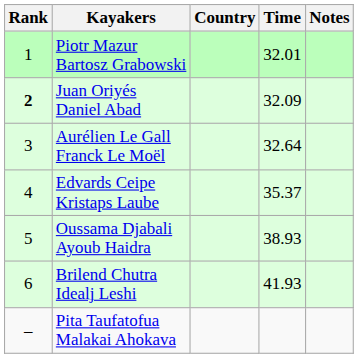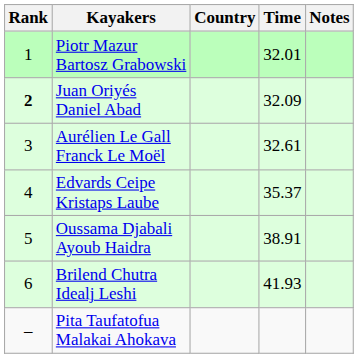(282, 146) 32.64 -> (282, 146) 32.61
(282, 238) 38.93 -> (282, 238) 38.91
